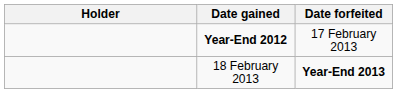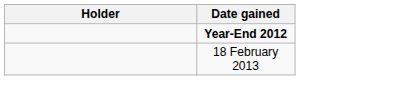- column: (344, 14)
